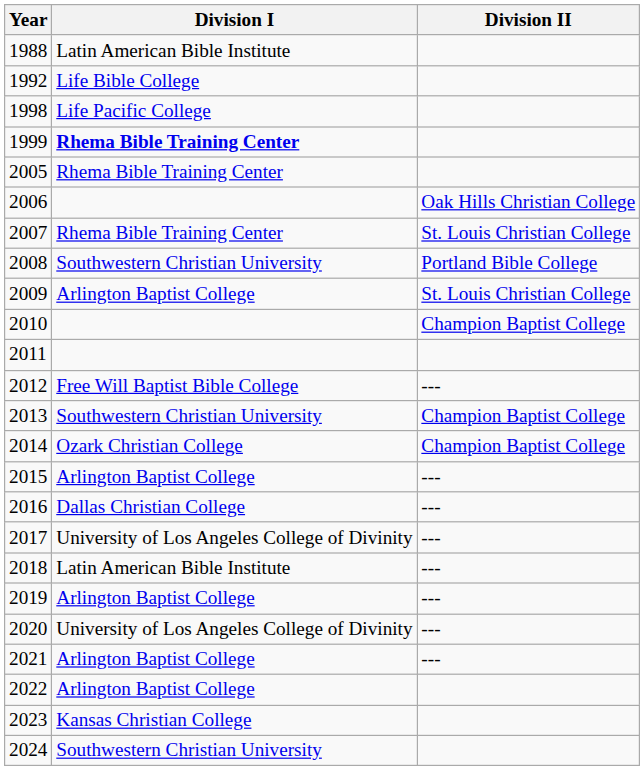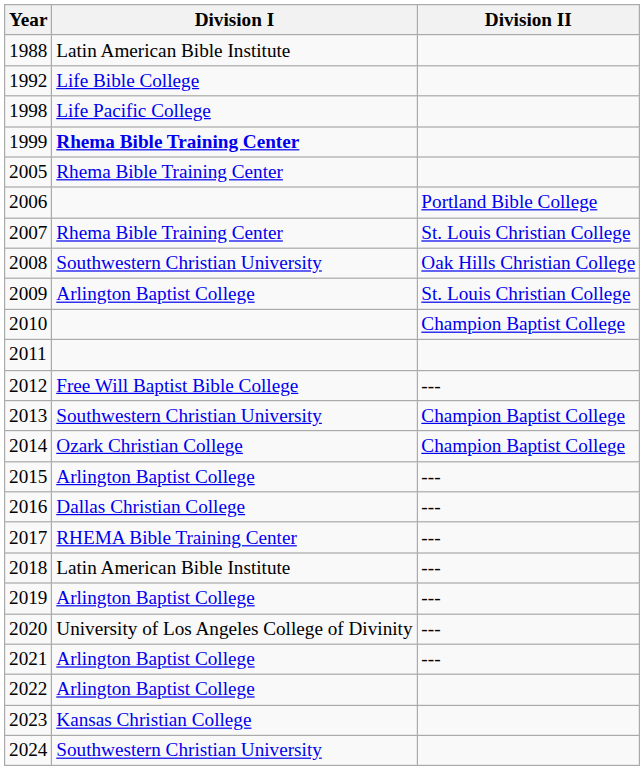(528, 202) Oak Hills Christian College -> (509, 202) Portland Bible College
(509, 263) Portland Bible College -> (528, 263) Oak Hills Christian College
(234, 537) University of Los Angeles College of Divinity -> (177, 537) RHEMA Bible Training Center
